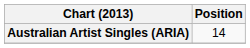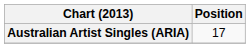(219, 33) 14 -> (219, 33) 17
